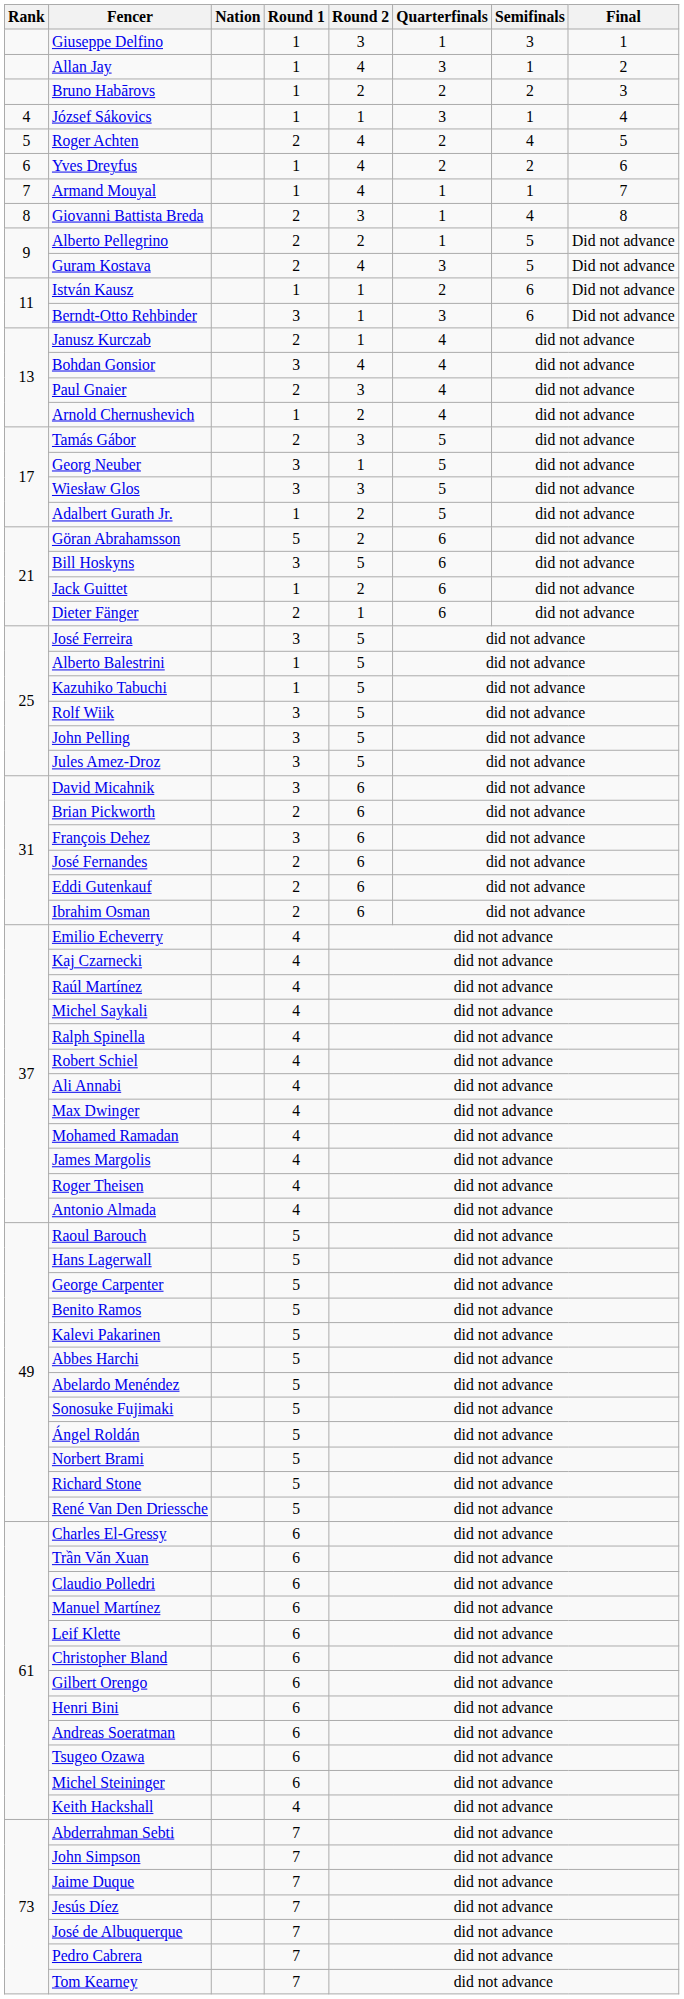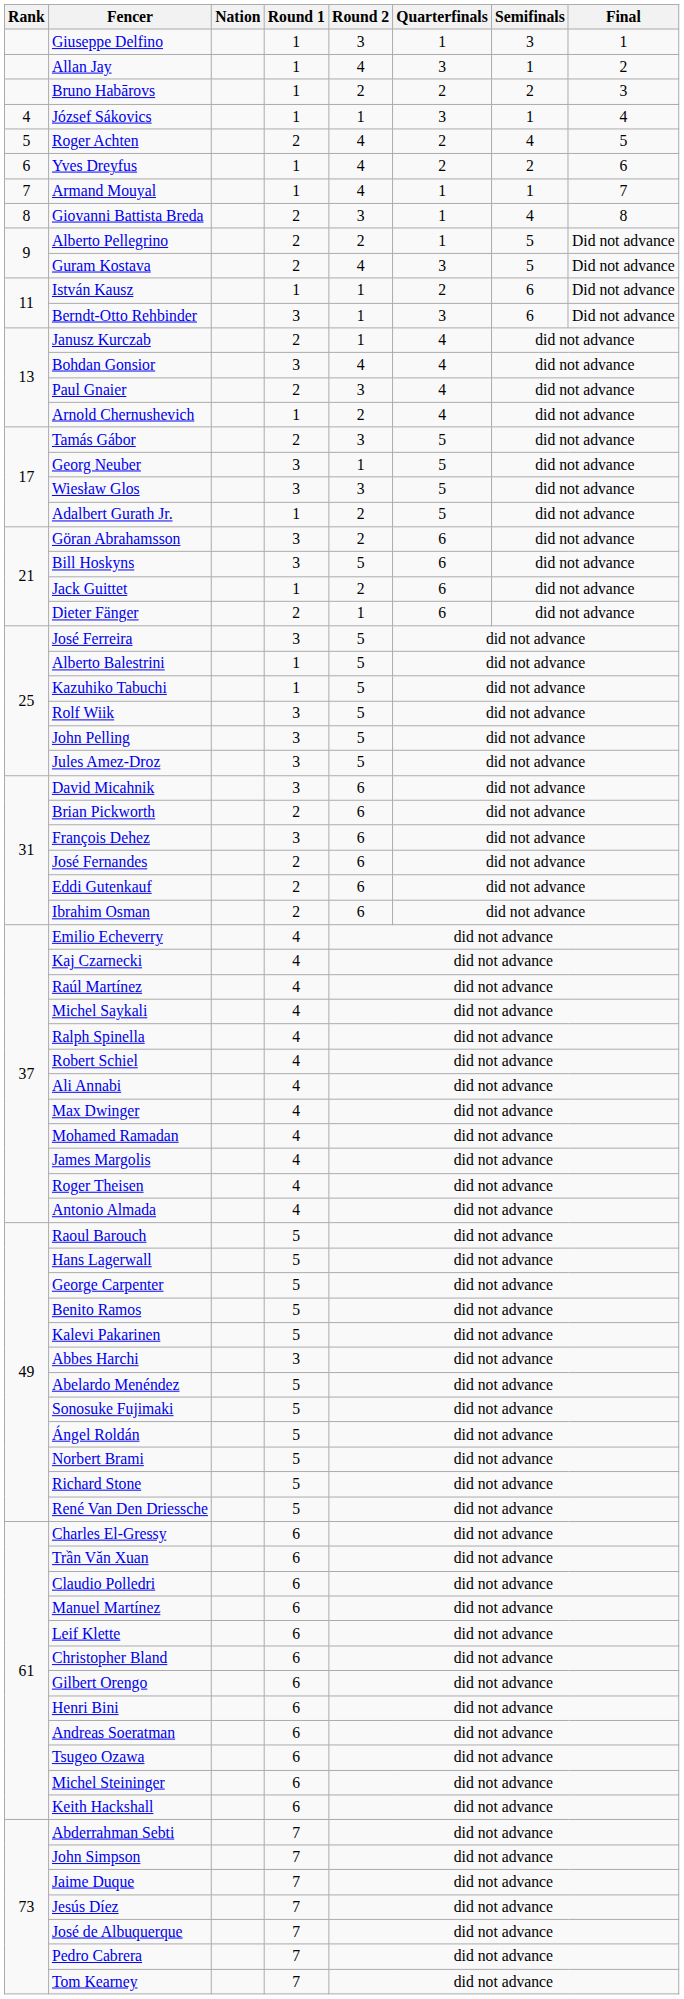(296, 539) 5 -> (296, 539) 3
(296, 1359) 5 -> (296, 1359) 3
(296, 1807) 4 -> (296, 1807) 6
